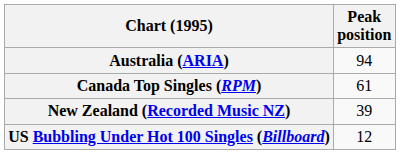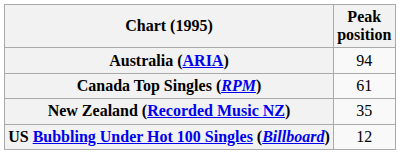(364, 111) 39 -> (364, 111) 35
